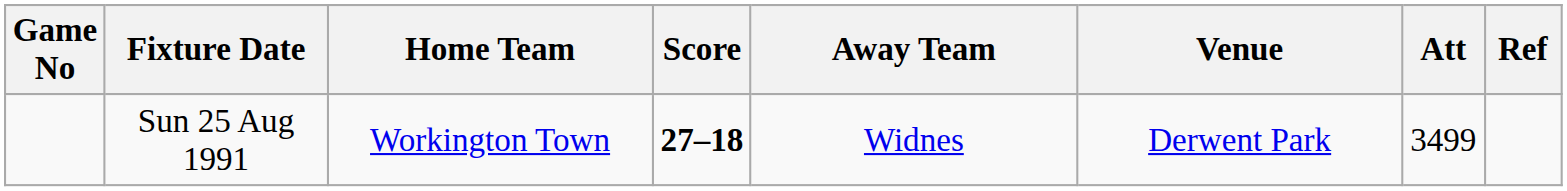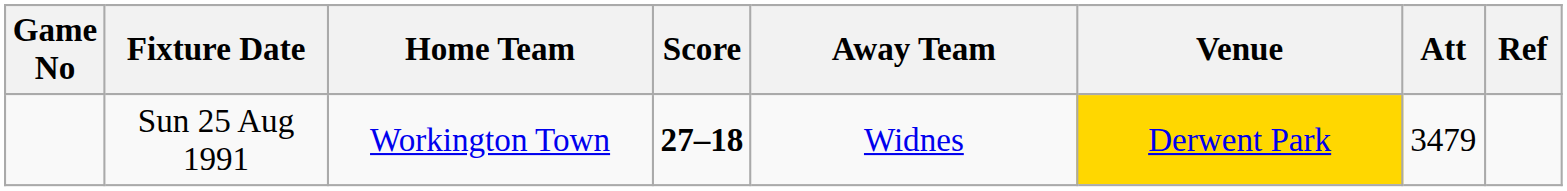(1240, 139) no background -> (1240, 139) gold background
(1443, 139) 3499 -> (1443, 139) 3479
